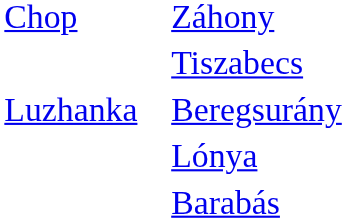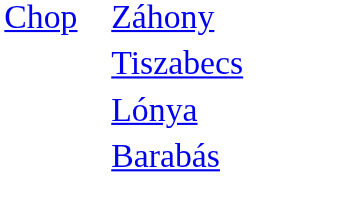- row: (71, 109)
